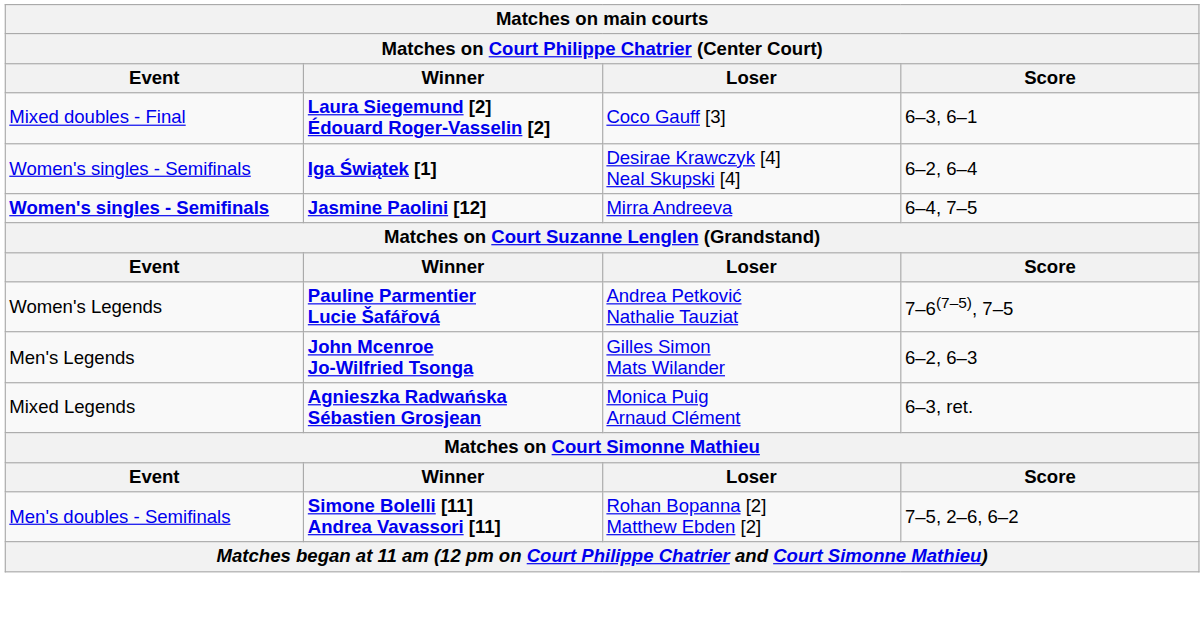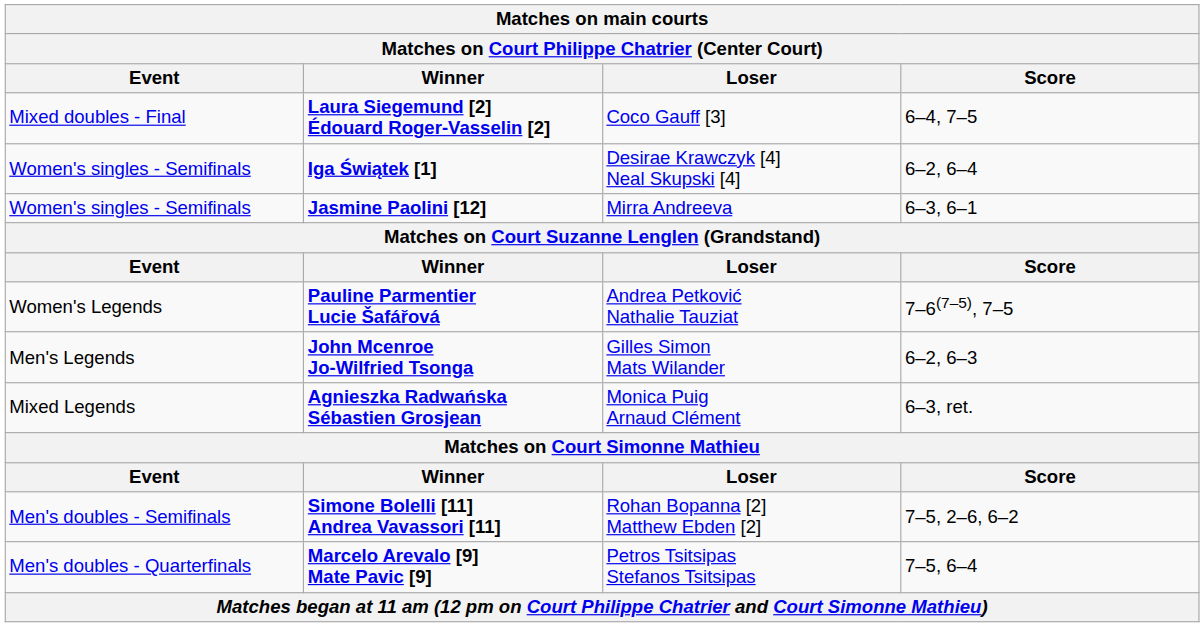(941, 117) 6–3, 6–1 -> (941, 117) 6–4, 7–5
(139, 208) bold -> (130, 208) normal
(941, 208) 6–4, 7–5 -> (941, 208) 6–3, 6–1
+ row: (393, 567)
